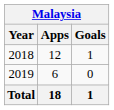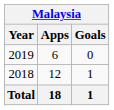rows swapped: (21, 54) <-> (21, 74)
